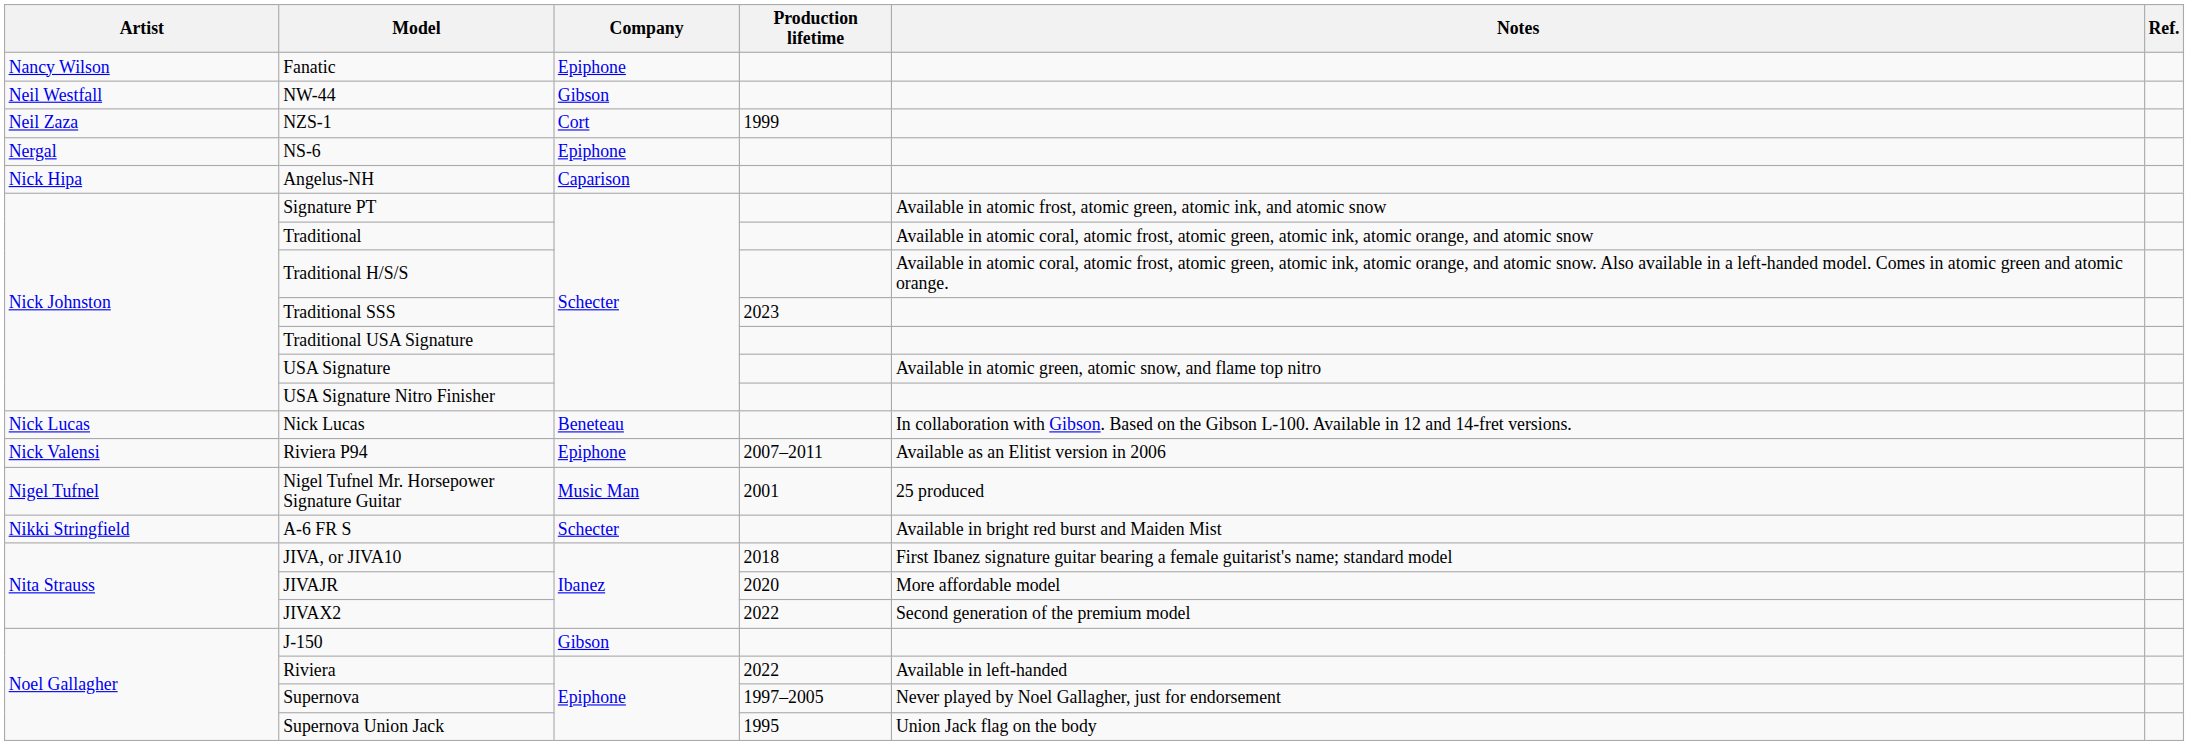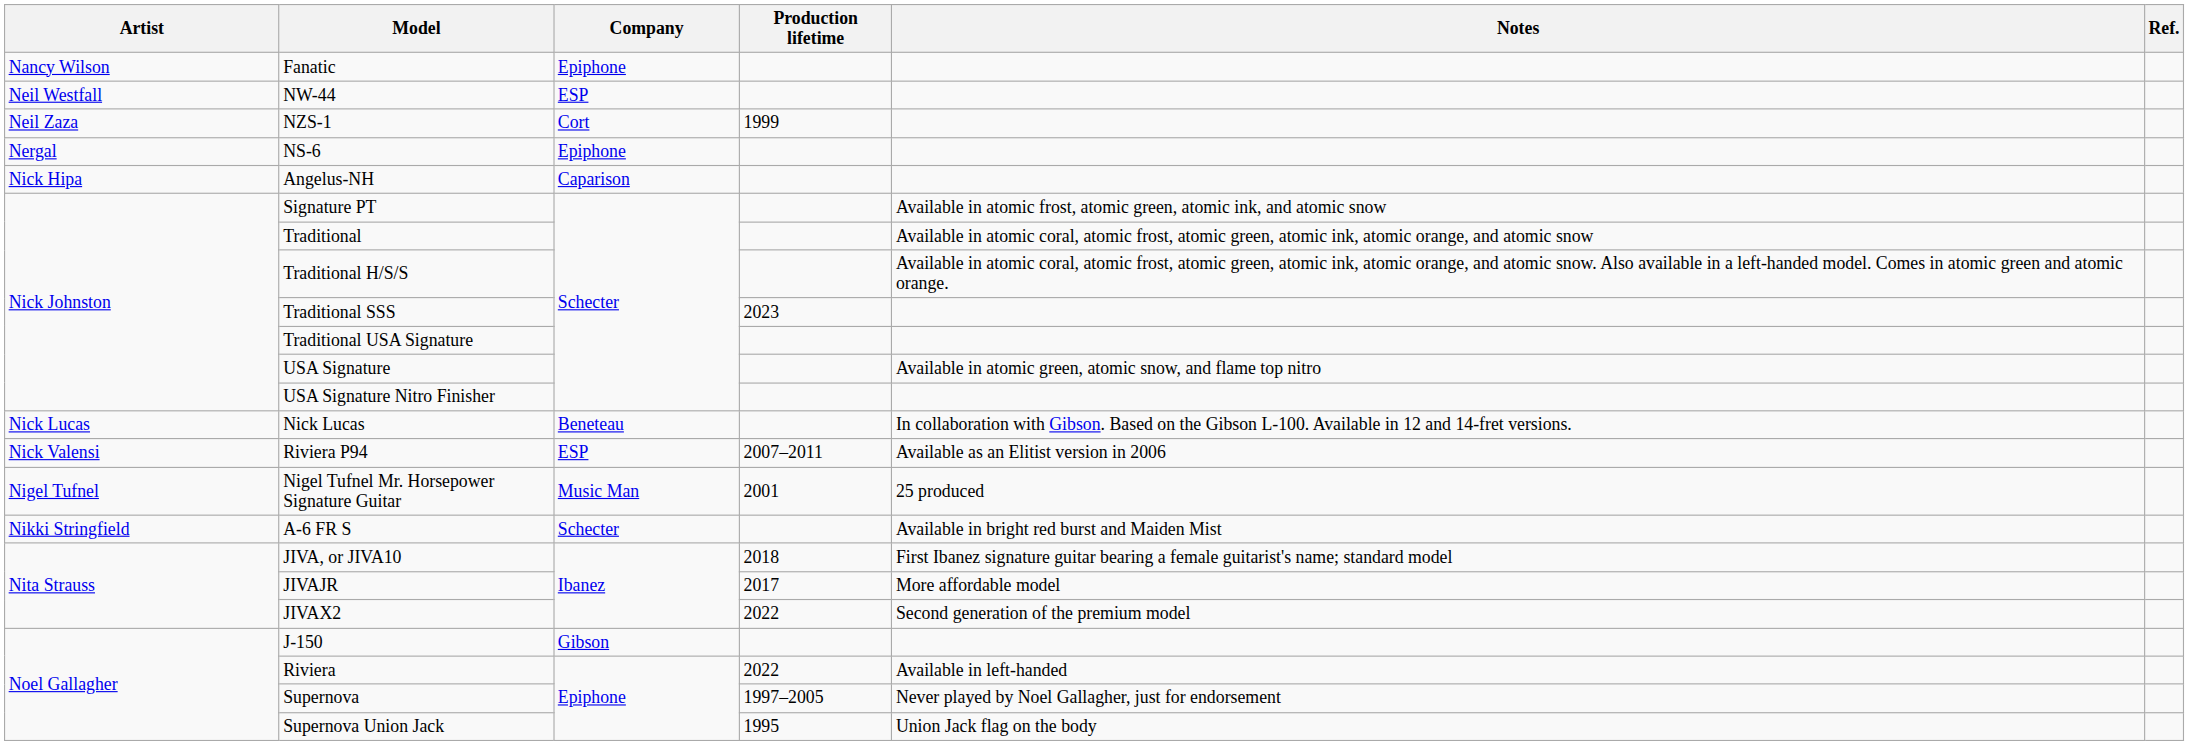(583, 94) Gibson -> (573, 94) ESP
(592, 452) Epiphone -> (573, 452) ESP
(761, 585) 2020 -> (761, 585) 2017
